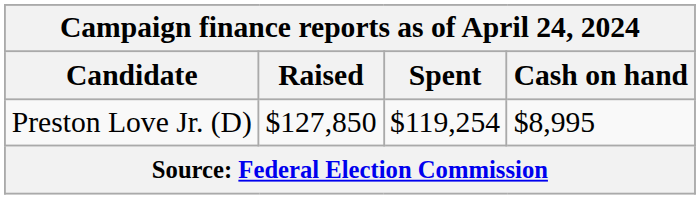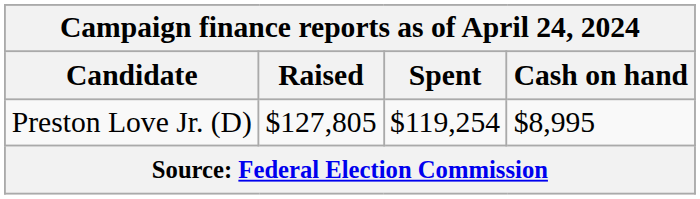(321, 121) $127,850 -> (321, 121) $127,805
